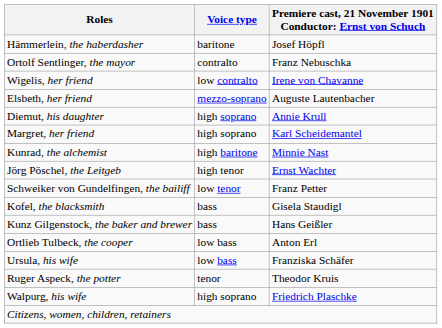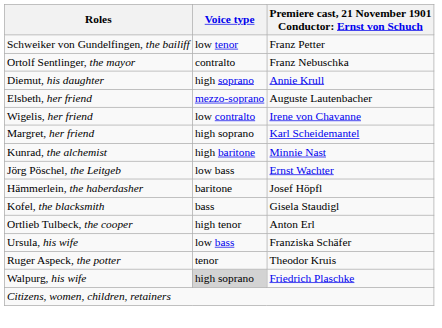rows swapped: (98, 188) <-> (75, 44)
rows swapped: (55, 116) <-> (50, 80)
(221, 170) high tenor -> (215, 170) low bass
- row: (100, 224)
(217, 242) low bass -> (218, 224) high tenor
(227, 296) no background -> (224, 278) lightgrey background
